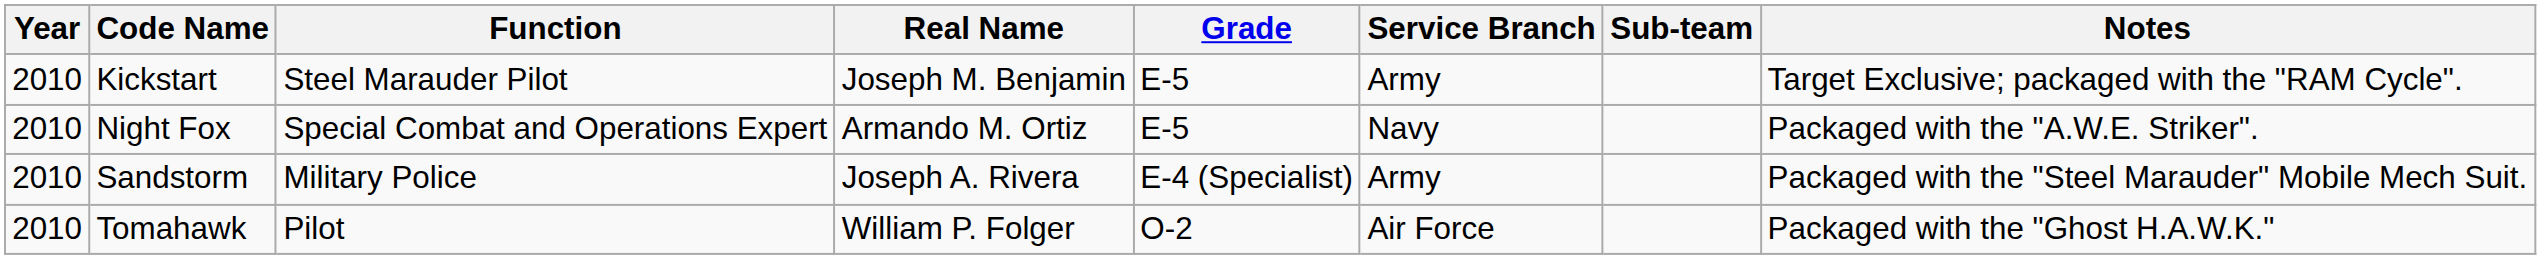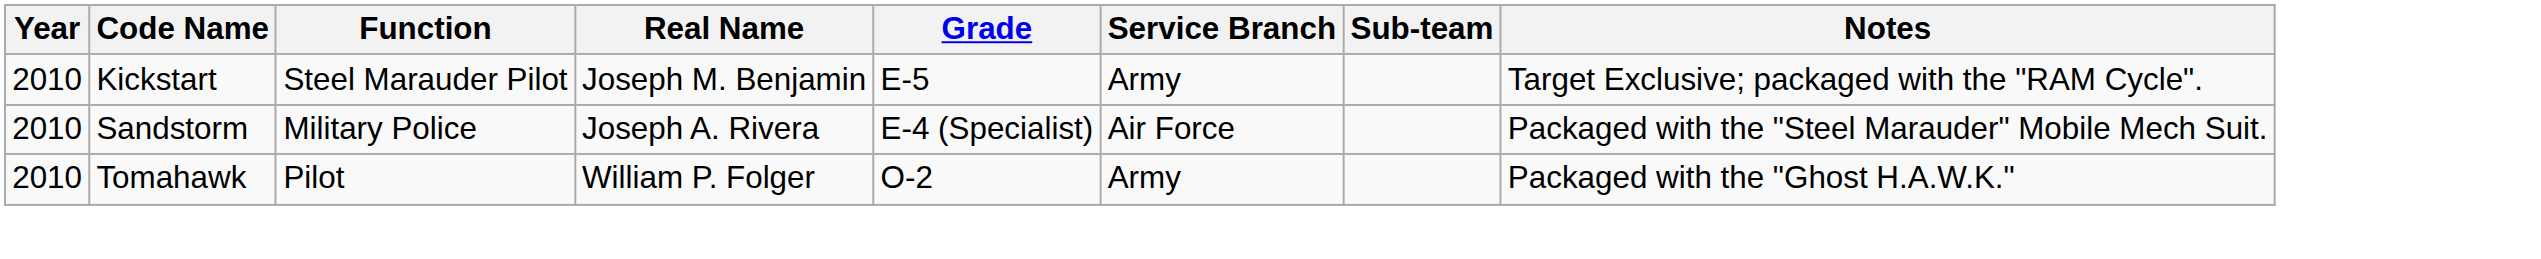- row: (164, 128)
(1404, 178) Army -> (1171, 128) Air Force
(1431, 228) Air Force -> (1144, 178) Army
